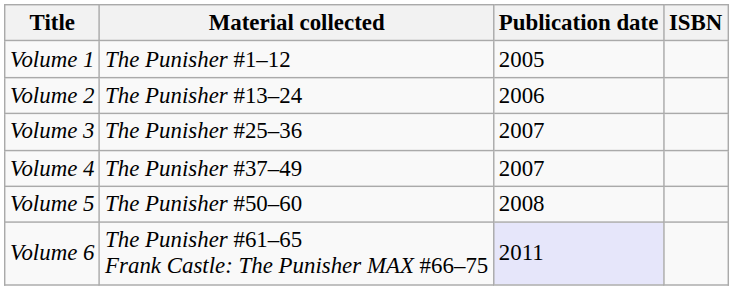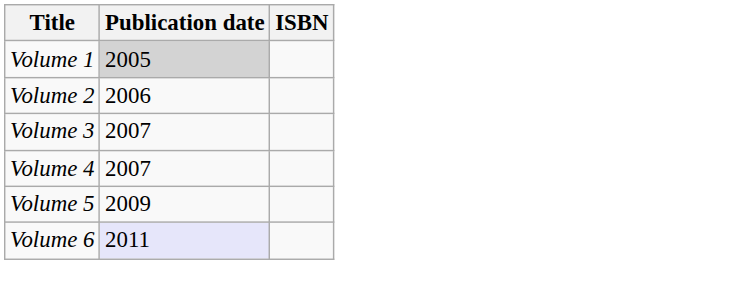- column: (297, 22)
(522, 58) no background -> (128, 58) lightgrey background
(522, 204) 2008 -> (128, 204) 2009
